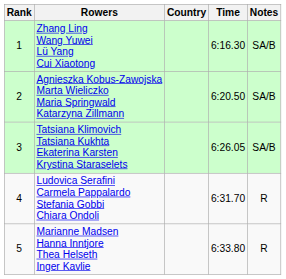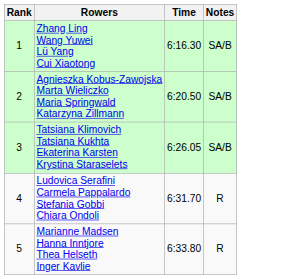- column: (187, 12)
